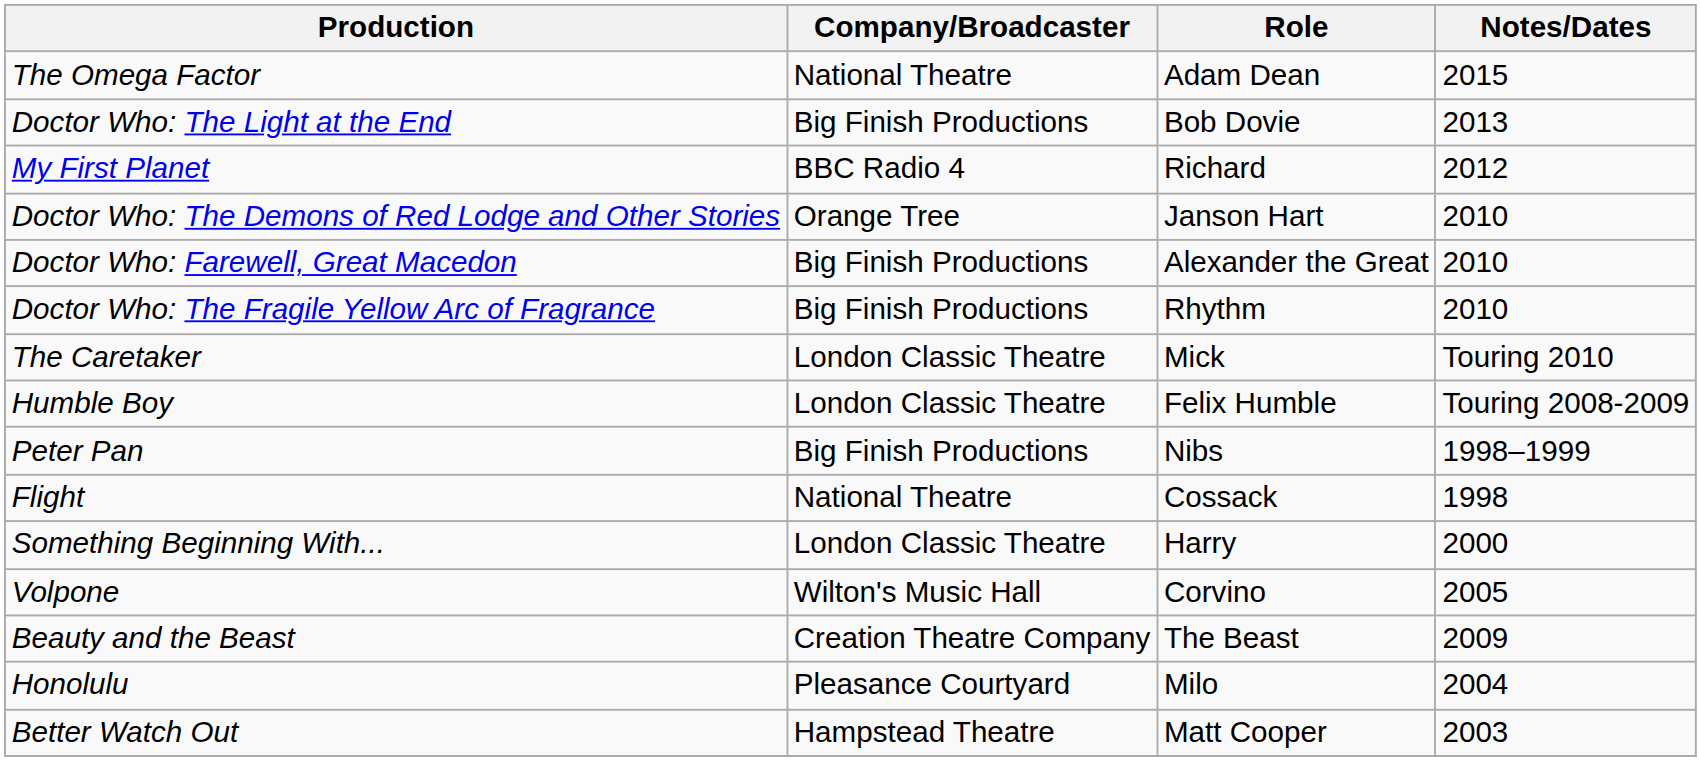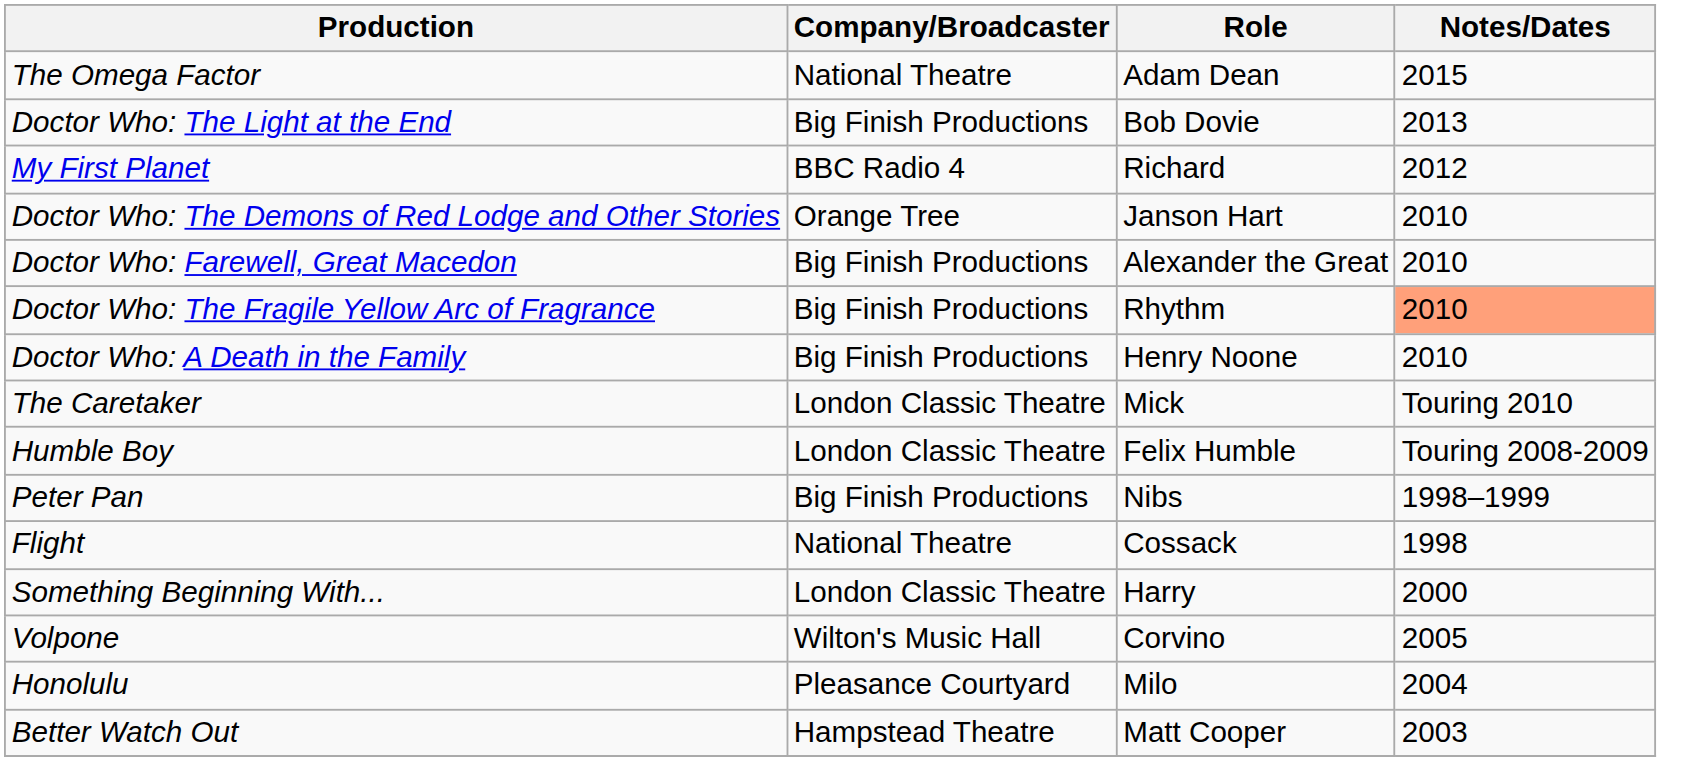(1475, 309) no background -> (1435, 309) lightsalmon background
+ row: (238, 356)
- row: (153, 638)
